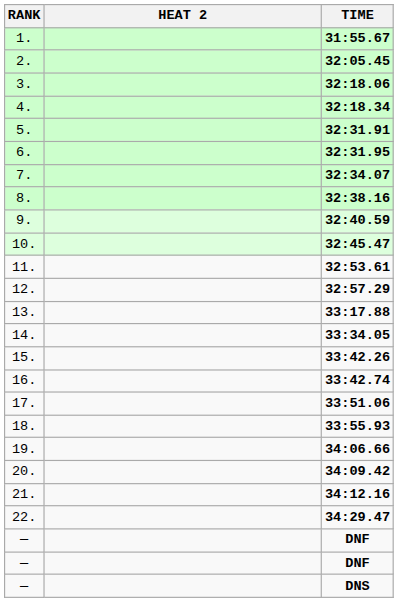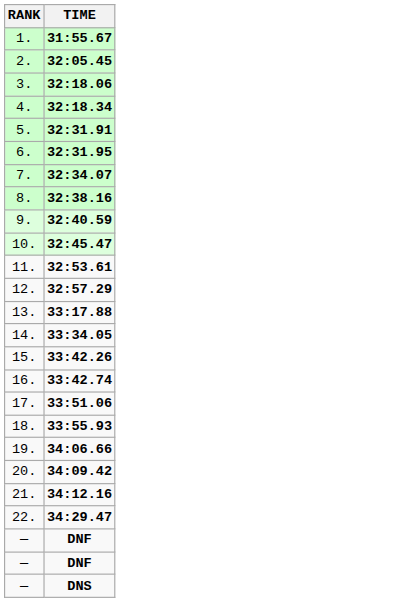- column: (183, 16)
